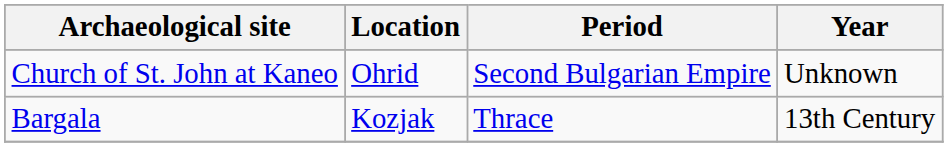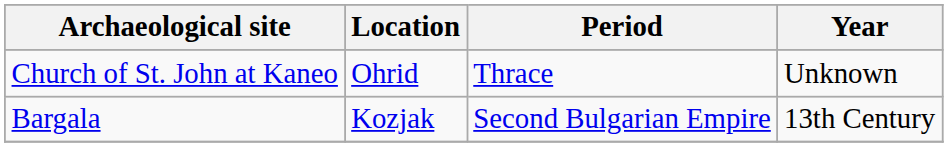(622, 73) Second Bulgarian Empire -> (513, 73) Thrace
(513, 118) Thrace -> (622, 118) Second Bulgarian Empire
